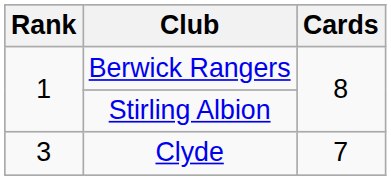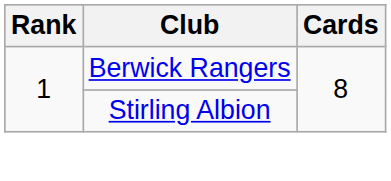- row: (190, 152)
